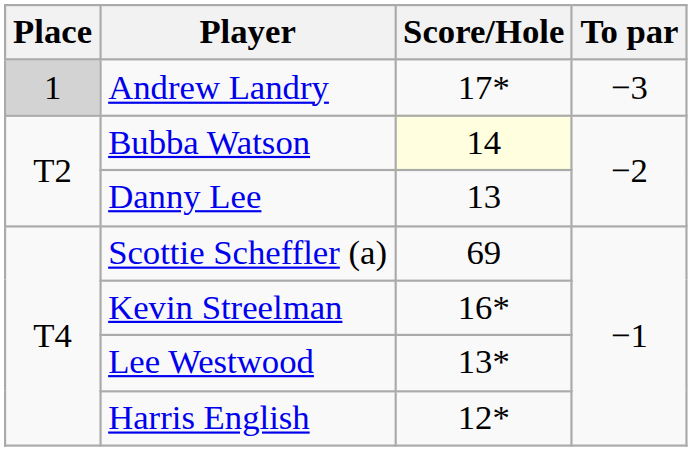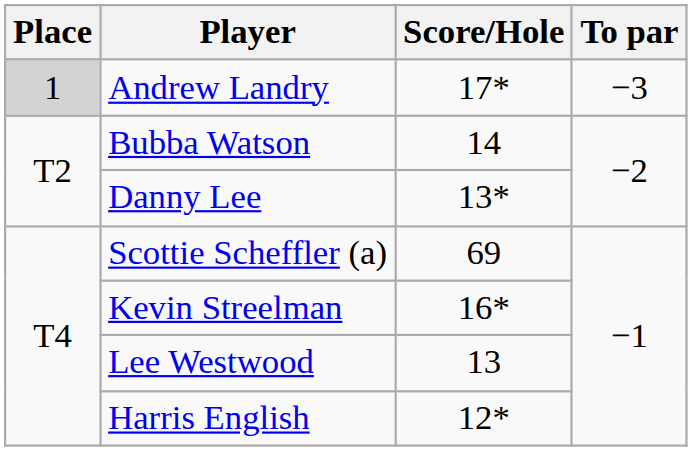(484, 142) lightyellow background -> (484, 142) no background
(484, 197) 13 -> (484, 197) 13*
(484, 362) 13* -> (484, 362) 13
